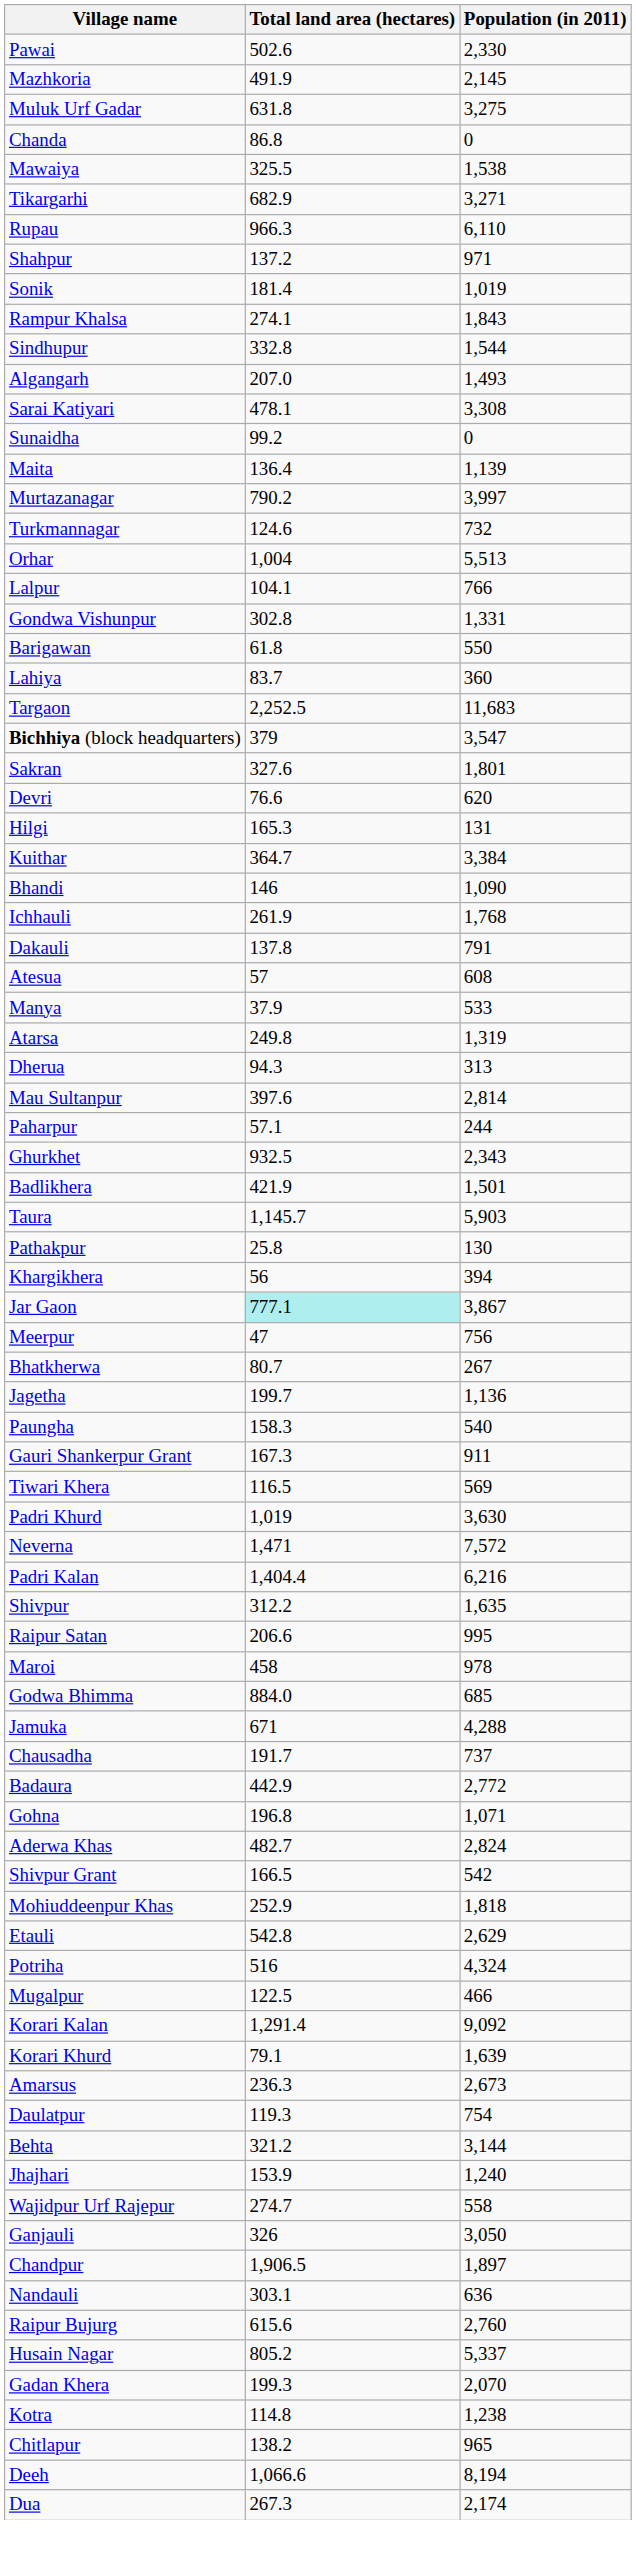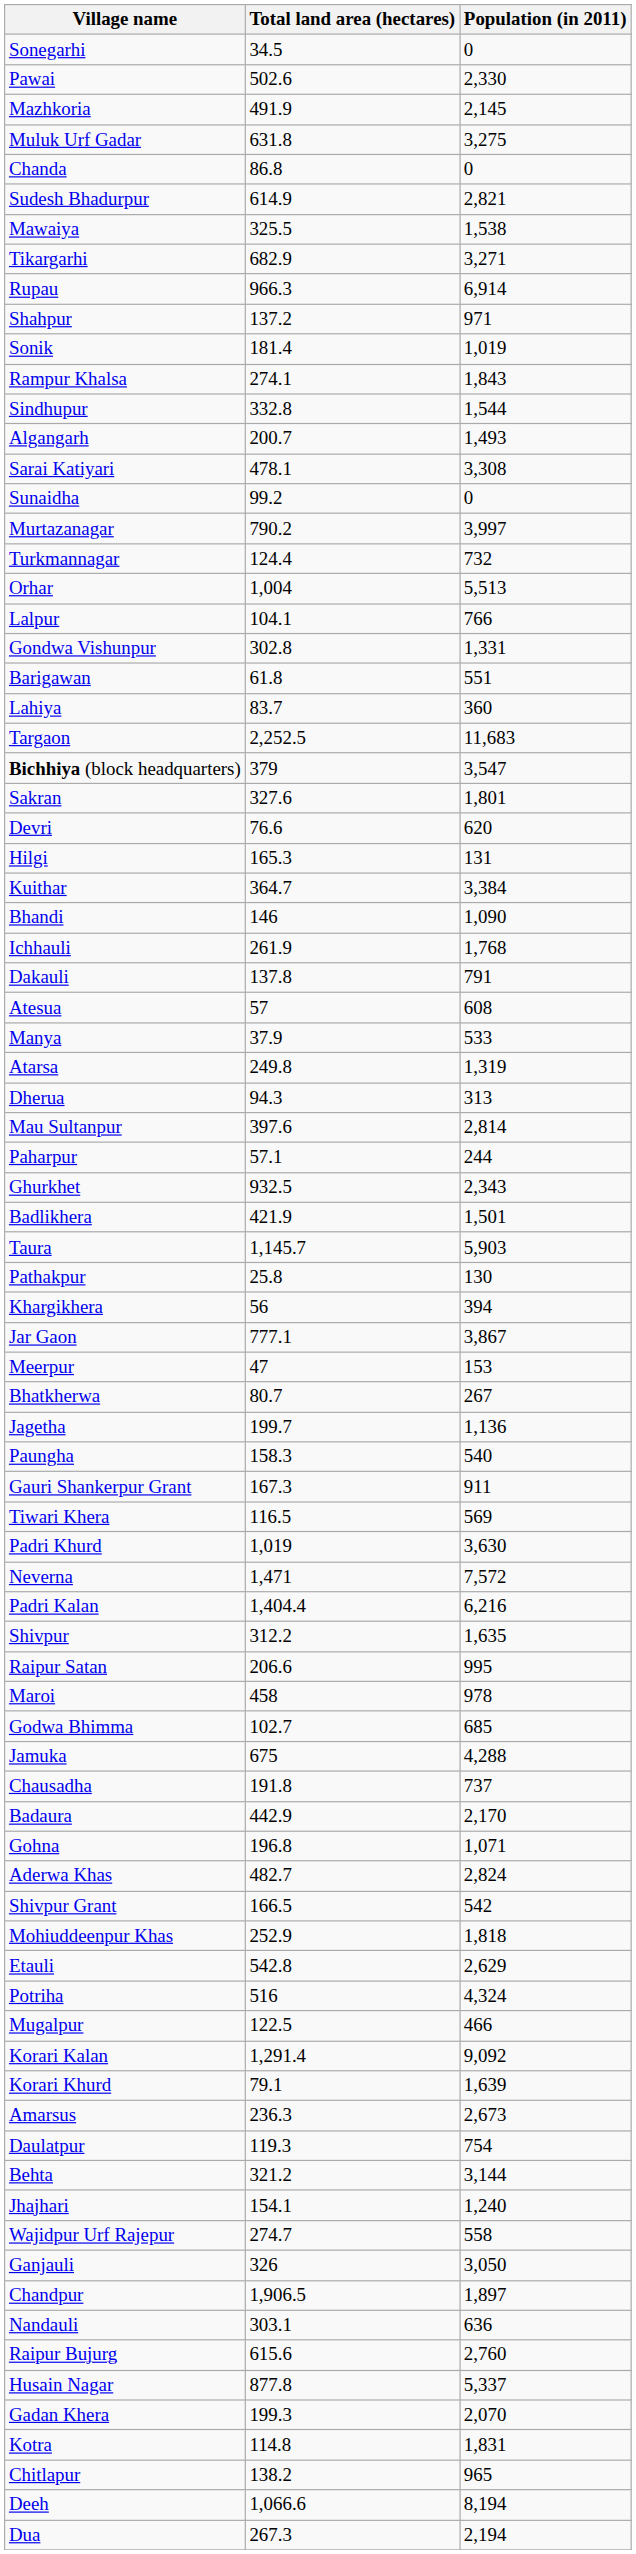+ row: (47, 49)
+ row: (79, 199)
(485, 229) 6,110 -> (485, 288) 6,914
(271, 378) 207.0 -> (271, 438) 200.7
- row: (31, 468)
(271, 528) 124.6 -> (271, 558) 124.4
(478, 648) 550 -> (478, 678) 551
(271, 1306) paleturquoise background -> (271, 1336) no background
(478, 1336) 756 -> (478, 1366) 153
(271, 1696) 884.0 -> (271, 1726) 102.7
(264, 1726) 671 -> (264, 1756) 675
(271, 1756) 191.7 -> (271, 1786) 191.8
(485, 1786) 2,772 -> (485, 1816) 2,170
(271, 2175) 153.9 -> (271, 2205) 154.1
(271, 2354) 805.2 -> (271, 2384) 877.8
(485, 2414) 1,238 -> (485, 2444) 1,831
(485, 2504) 2,174 -> (485, 2534) 2,194
